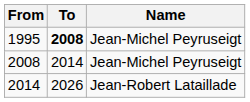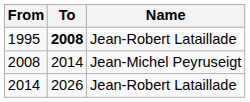(166, 39) Jean-Michel Peyruseigt -> (163, 39) Jean-Robert Lataillade
